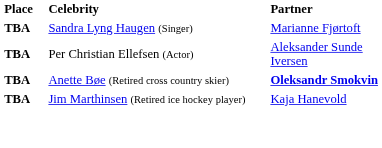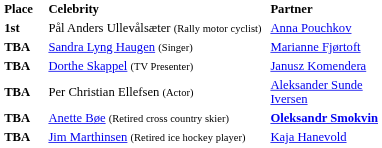+ row: (155, 28)
+ row: (121, 66)
